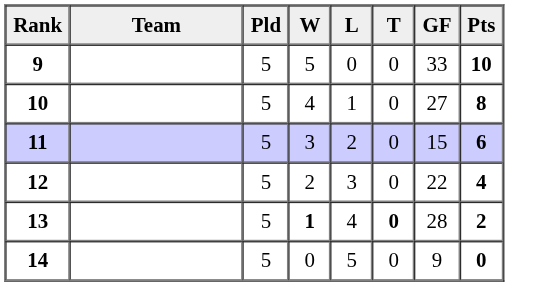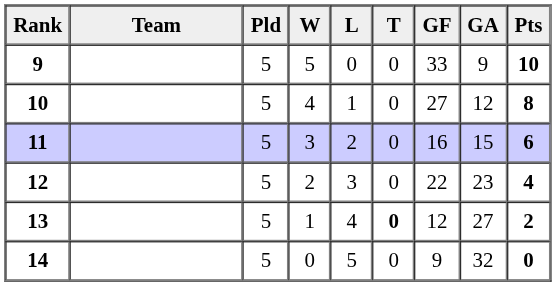+ column: (483, 24)
(437, 142) 15 -> (437, 142) 16
(310, 221) bold -> (310, 221) normal
(437, 221) 28 -> (437, 221) 12
